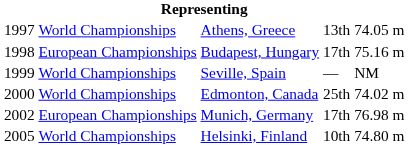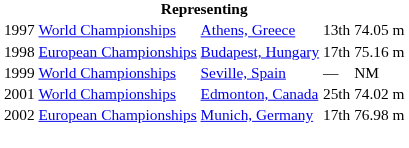(19, 94) 2000 -> (19, 94) 2001
- row: (254, 136)
